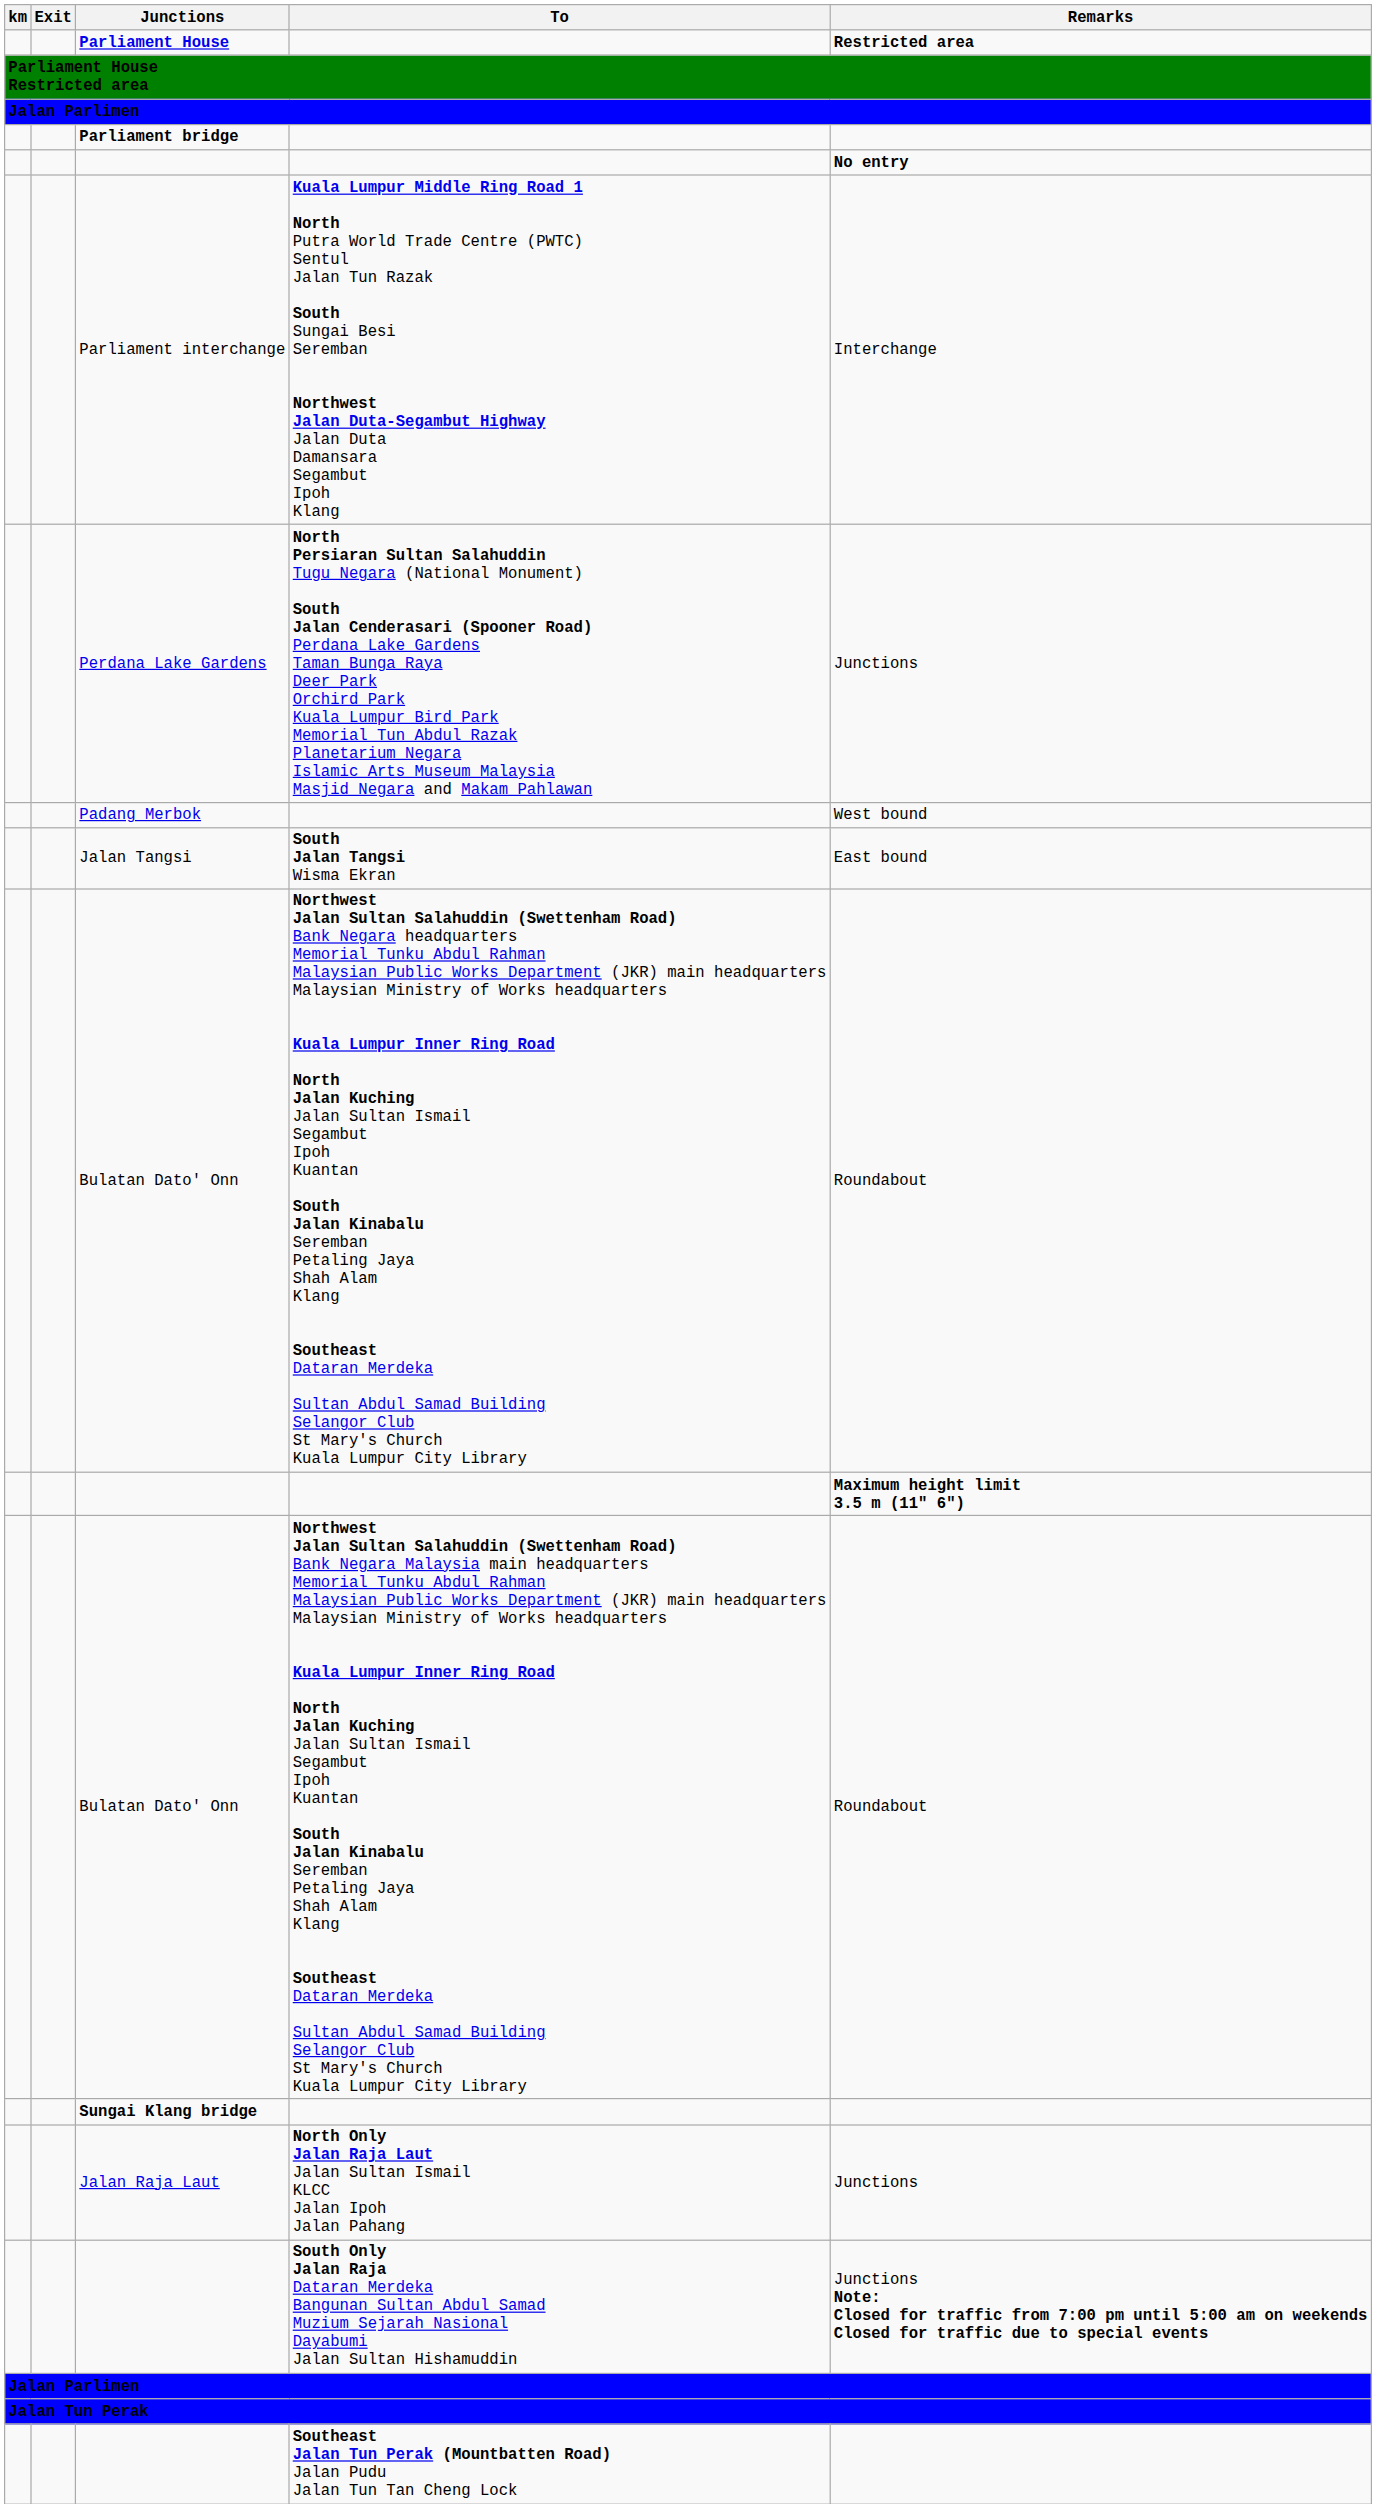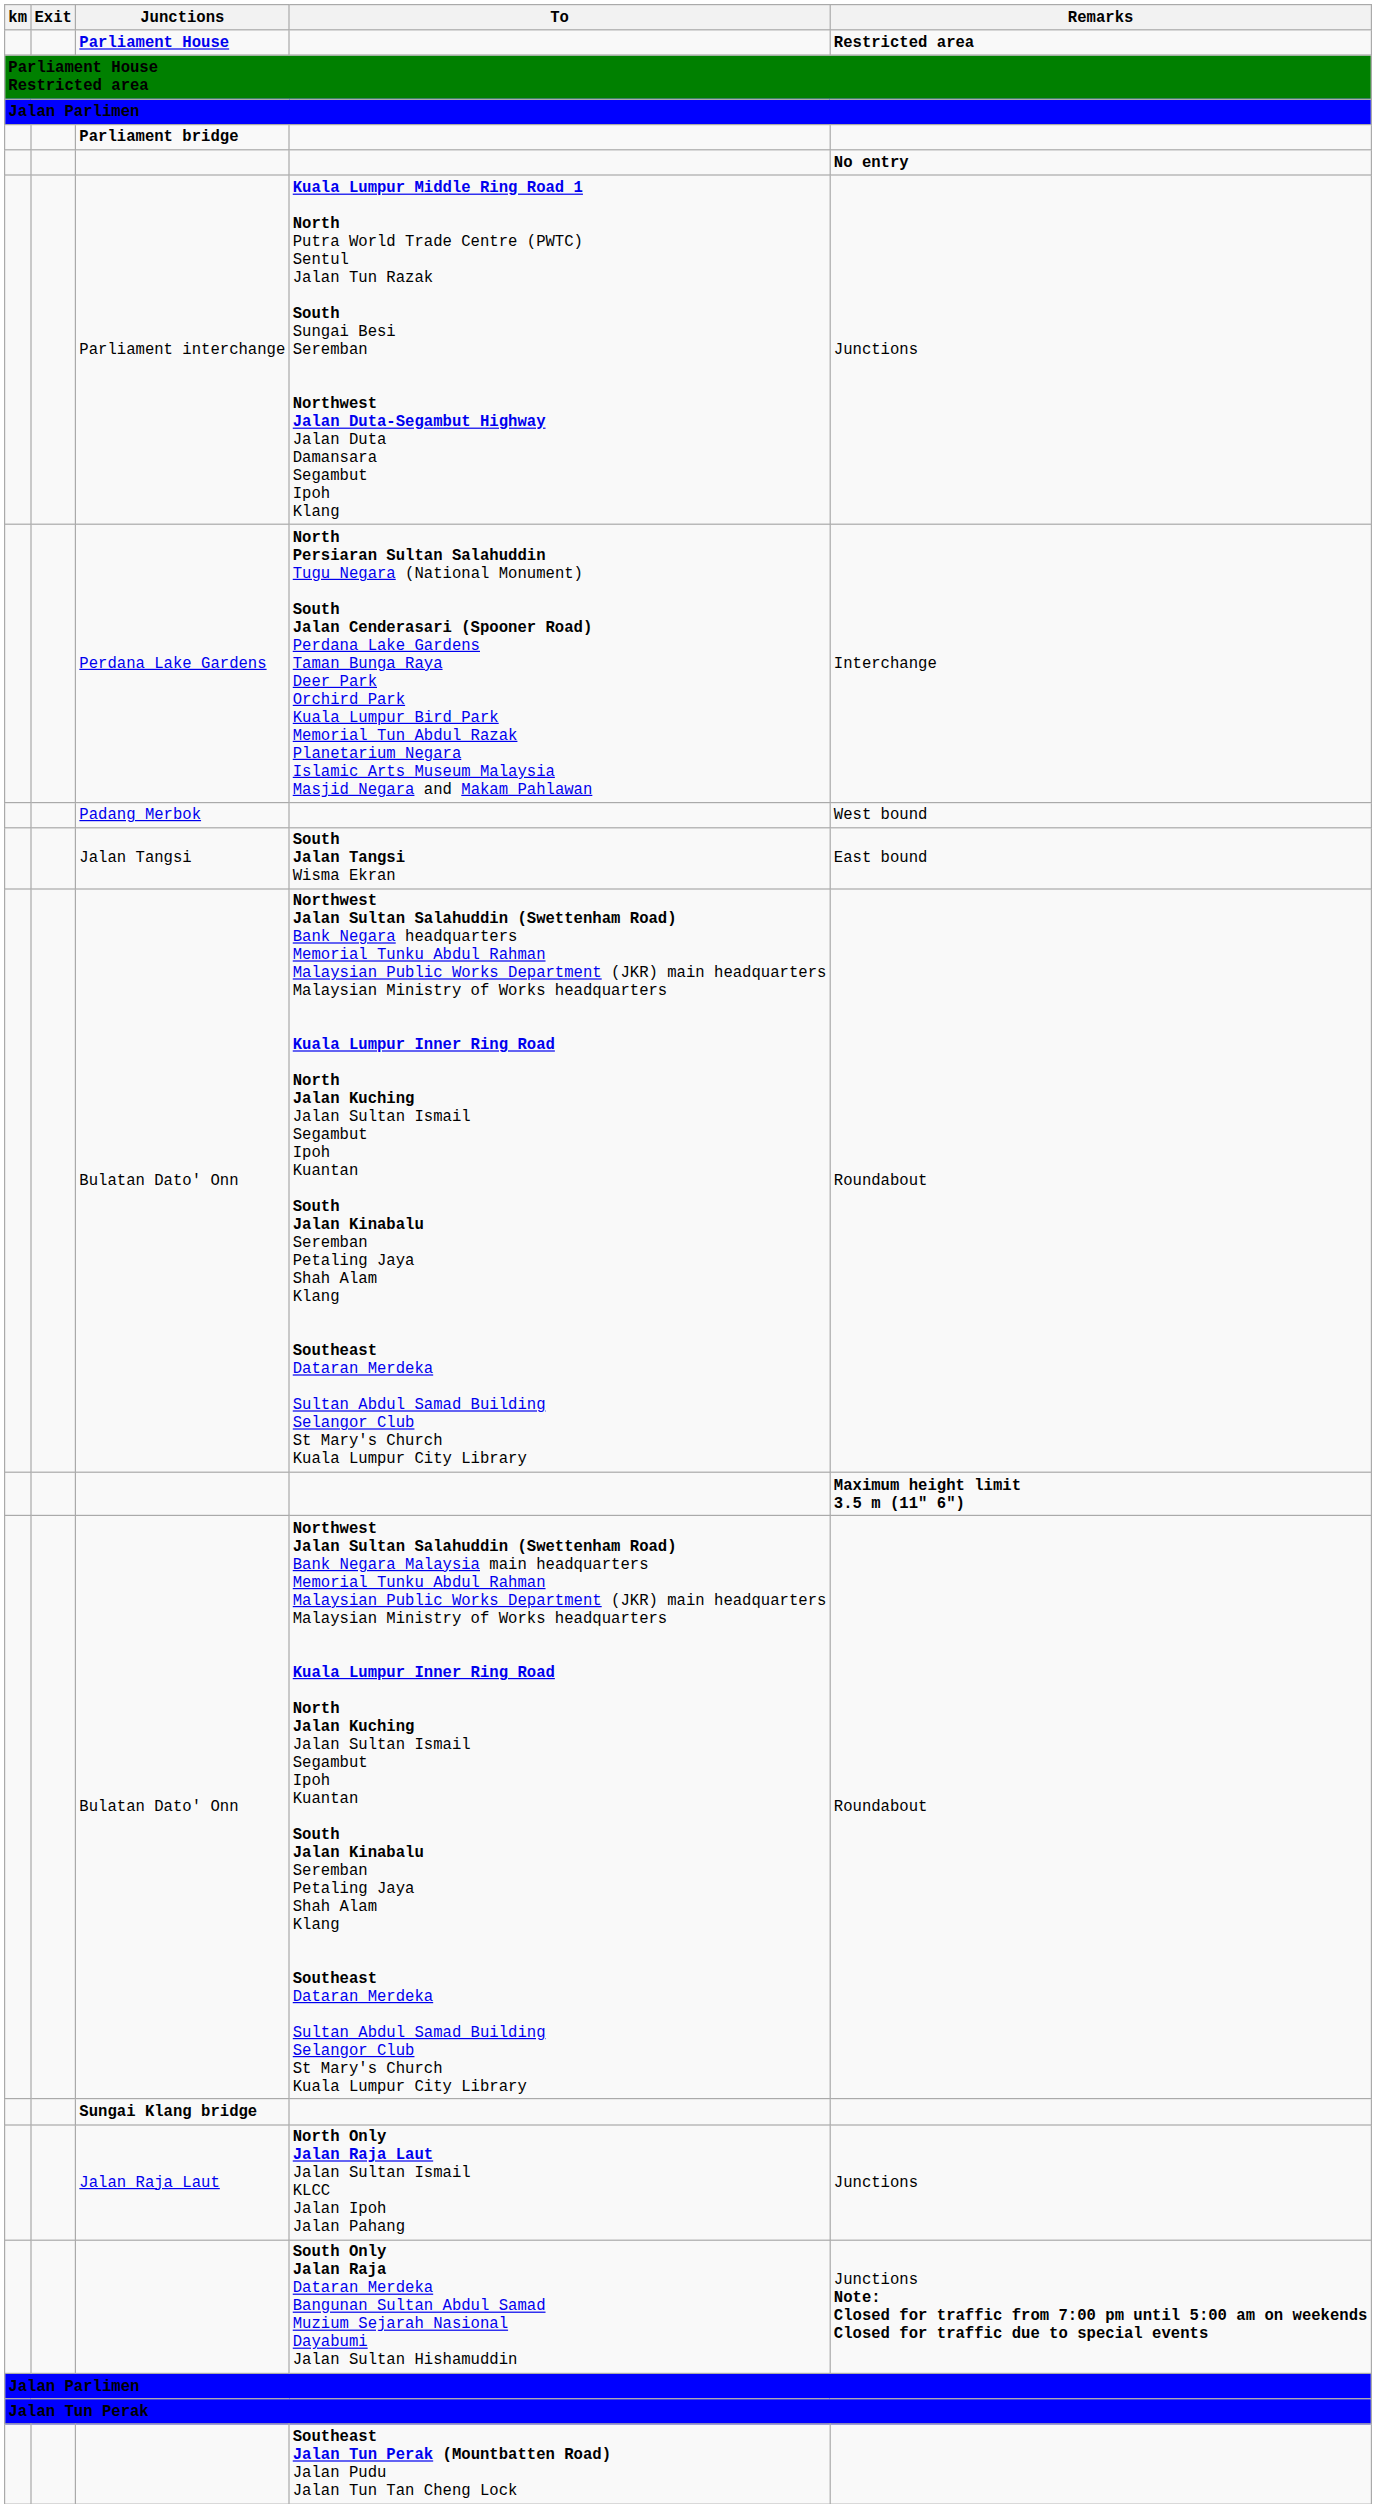(885, 350) Interchange -> (876, 350) Junctions
(876, 663) Junctions -> (885, 663) Interchange
